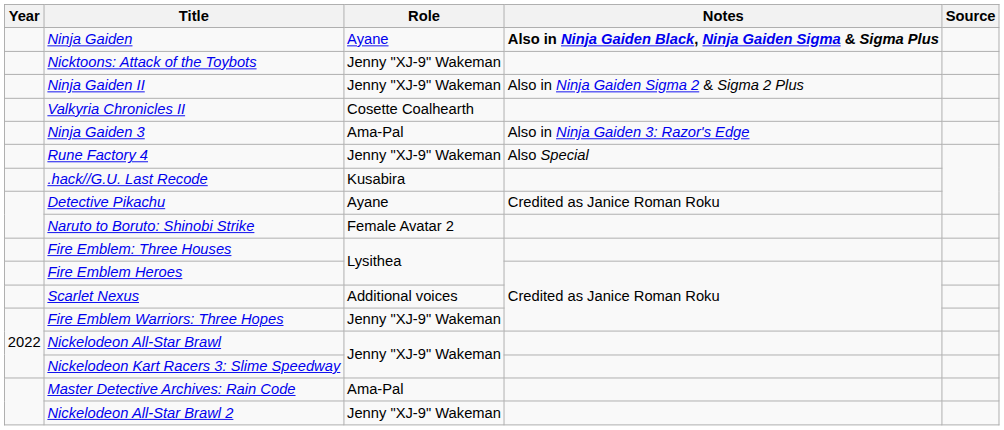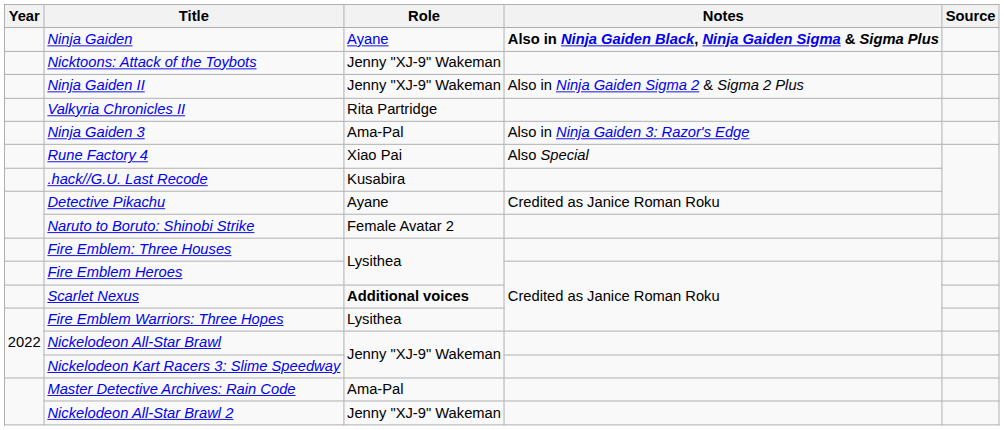(410, 109) Cosette Coalhearth -> (392, 109) Rita Partridge
(424, 156) Jenny "XJ-9" Wakeman -> (374, 156) Xiao Pai
(402, 296) normal -> (408, 296) bold
(424, 319) Jenny "XJ-9" Wakeman -> (374, 319) Lysithea
